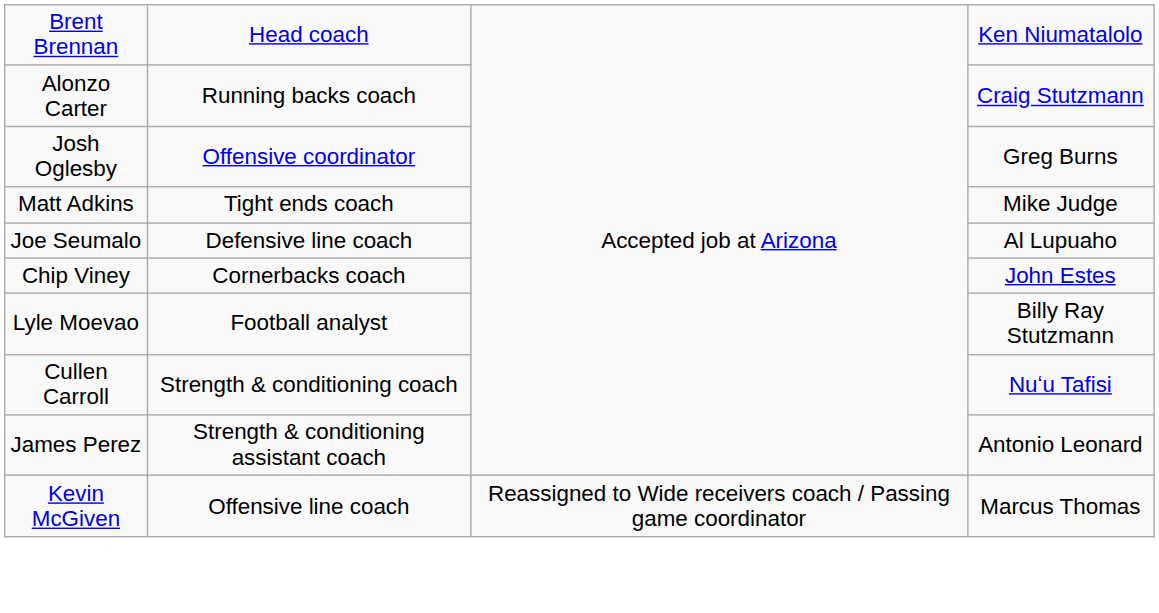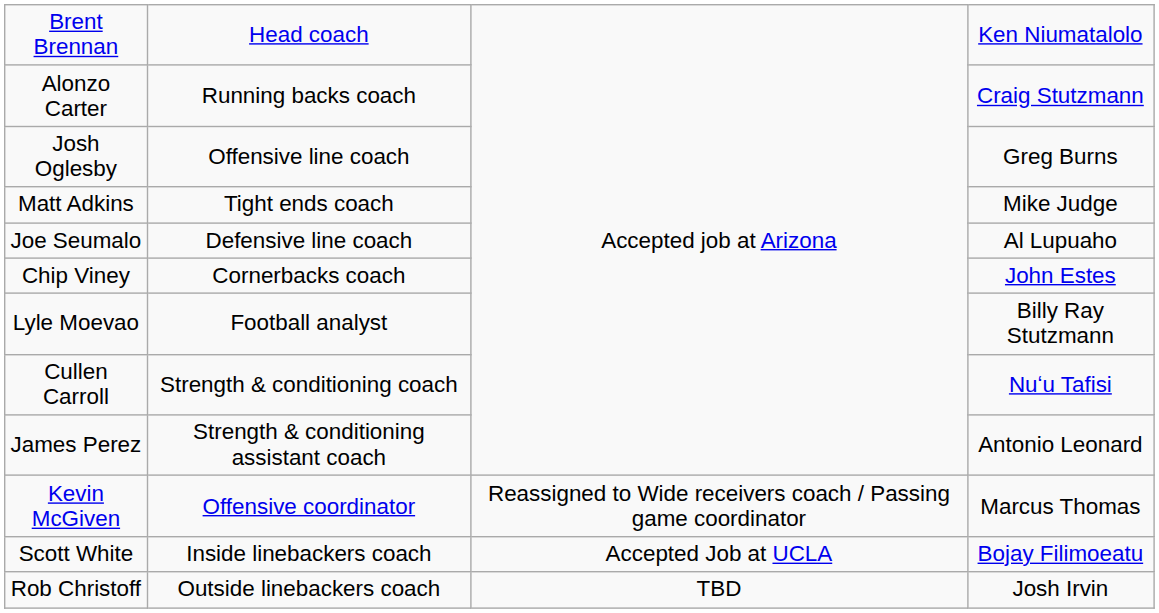(309, 156) Offensive coordinator -> (309, 156) Offensive line coach
(309, 505) Offensive line coach -> (309, 505) Offensive coordinator
+ row: (76, 553)
+ row: (76, 589)
